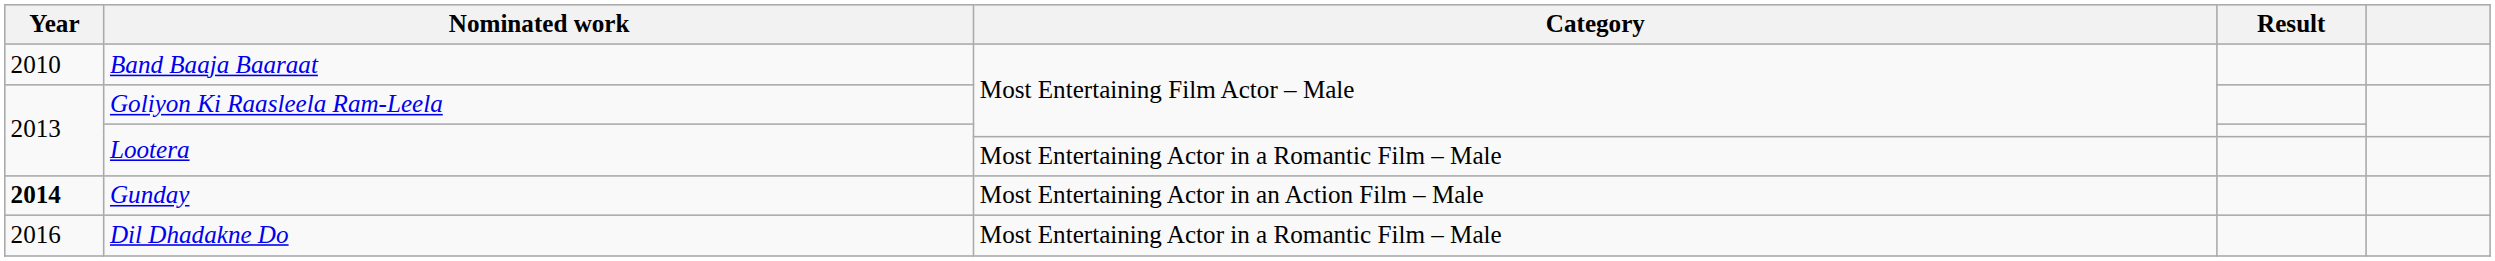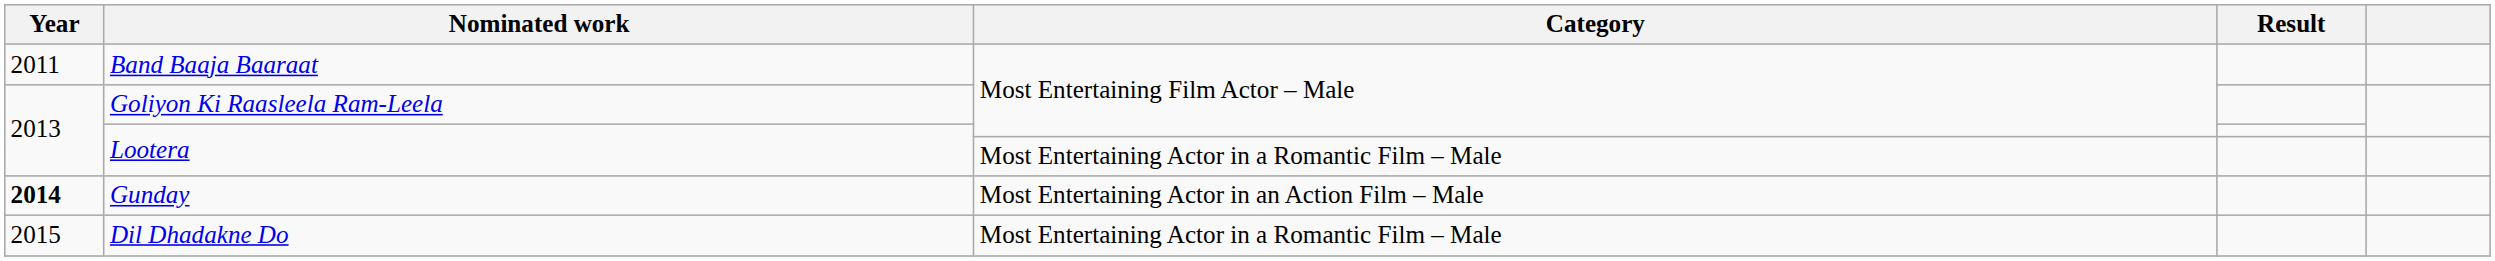(36, 64) 2010 -> (35, 64) 2011
(36, 235) 2016 -> (36, 235) 2015
